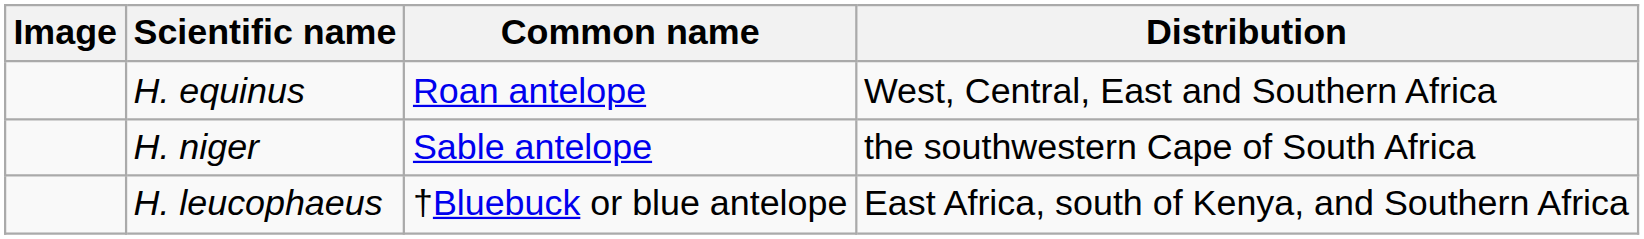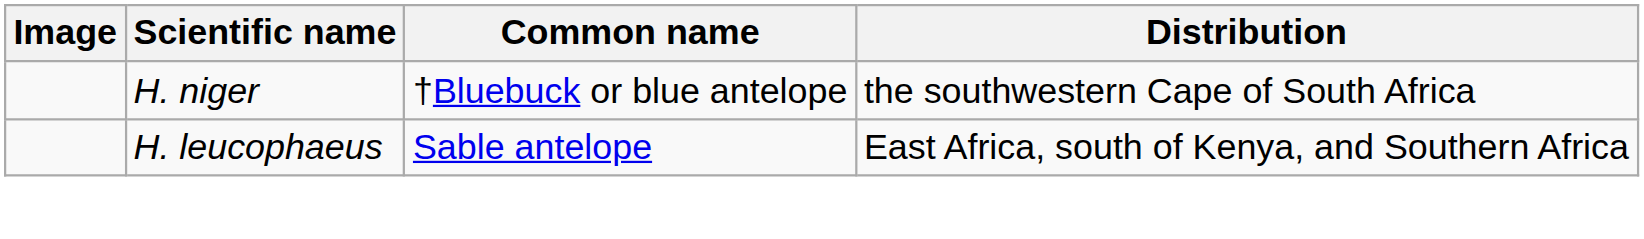- row: (219, 89)
(533, 146) Sable antelope -> (630, 89) †Bluebuck or blue antelope
(630, 203) †Bluebuck or blue antelope -> (533, 146) Sable antelope
